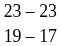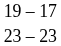rows swapped: (30, 36) <-> (30, 11)
